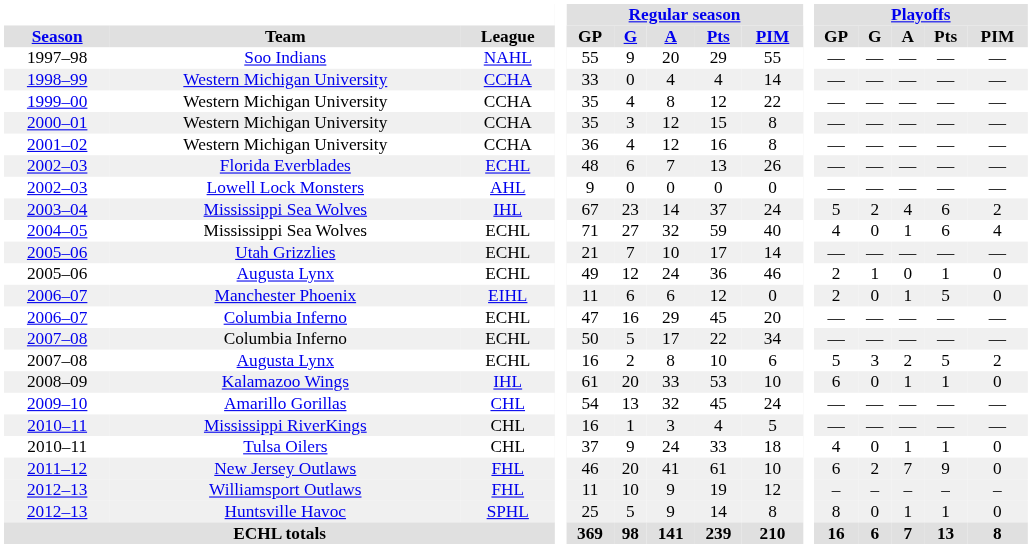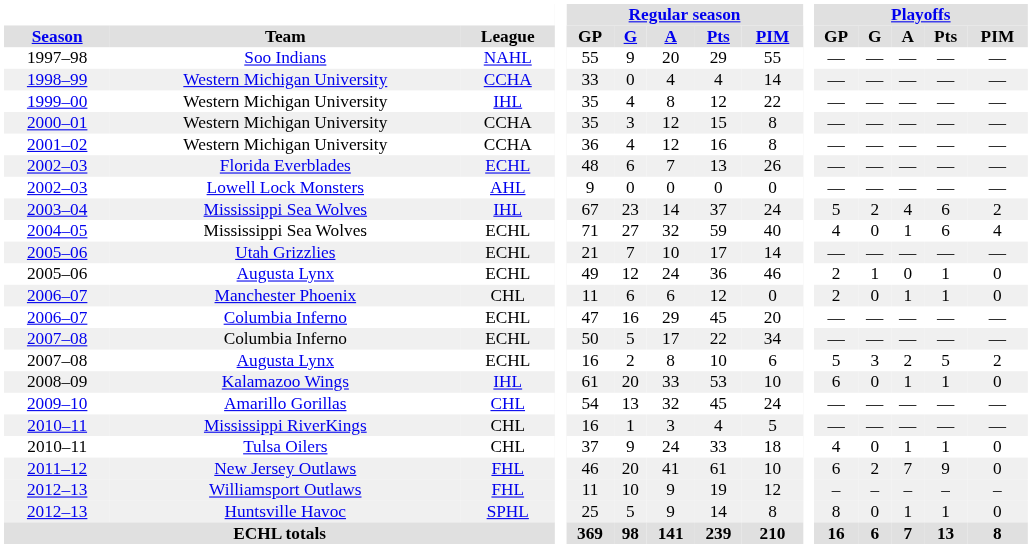(508, 101) CCHA -> (508, 101) IHL
(508, 295) EIHL -> (508, 295) CHL
(946, 295) 5 -> (946, 295) 1
